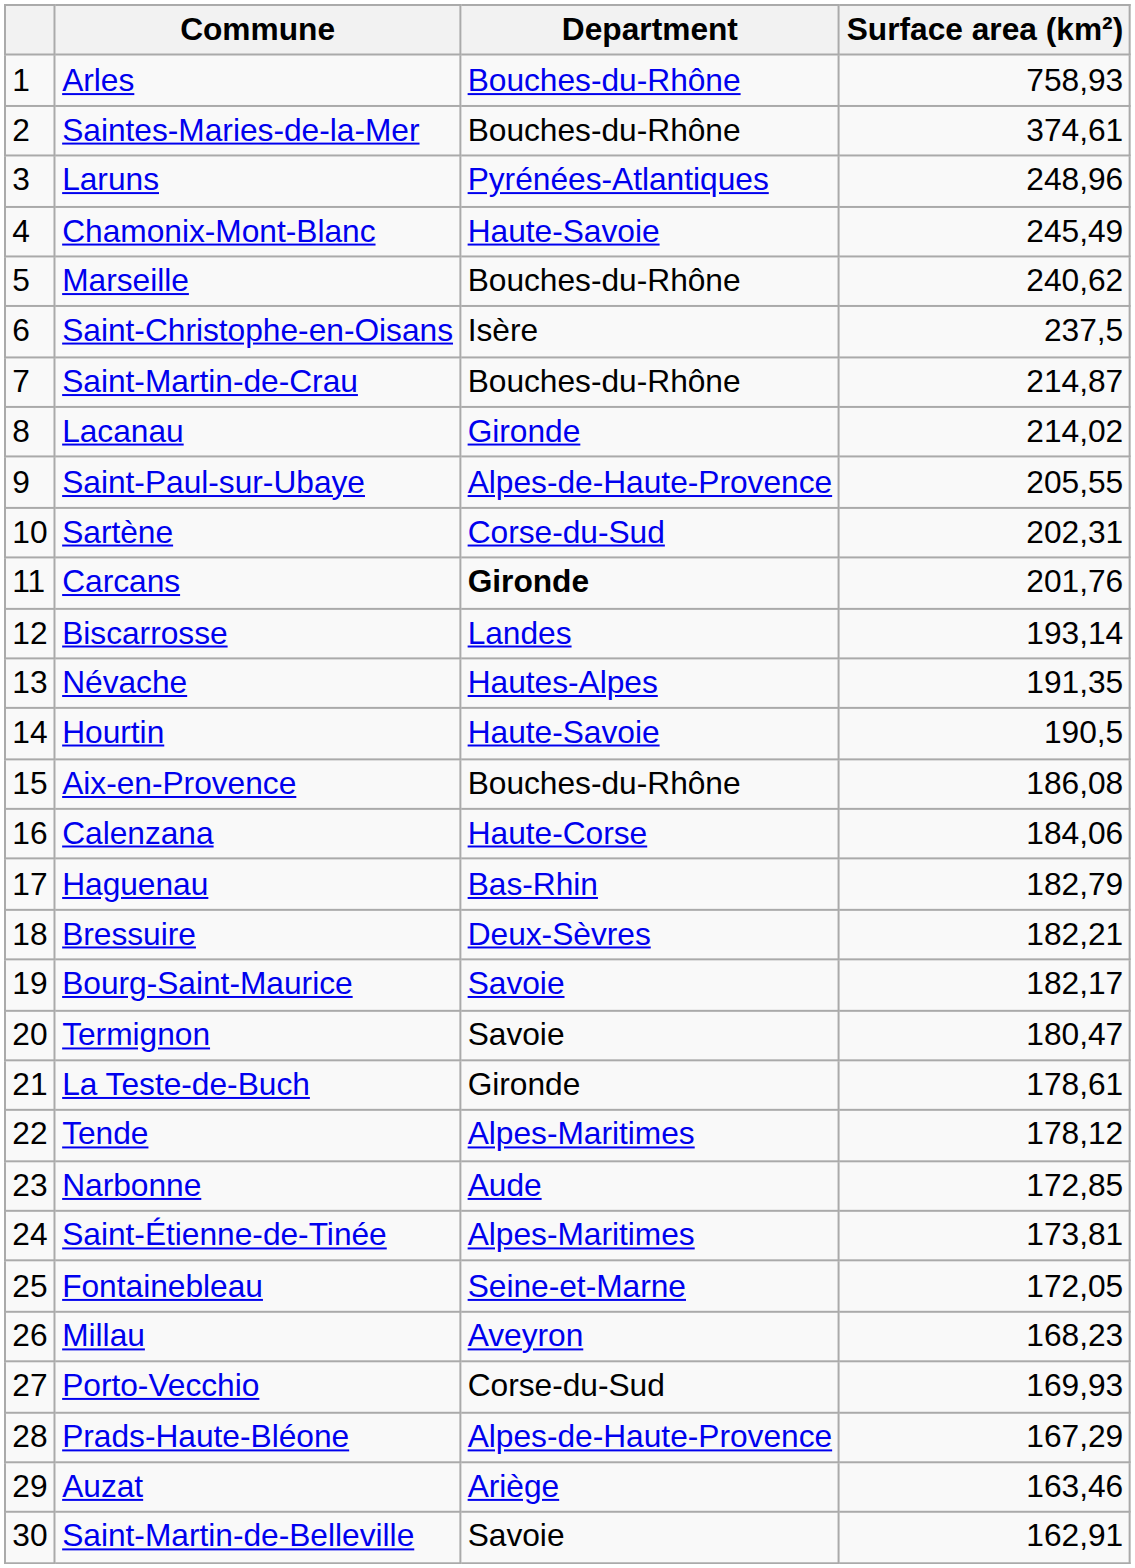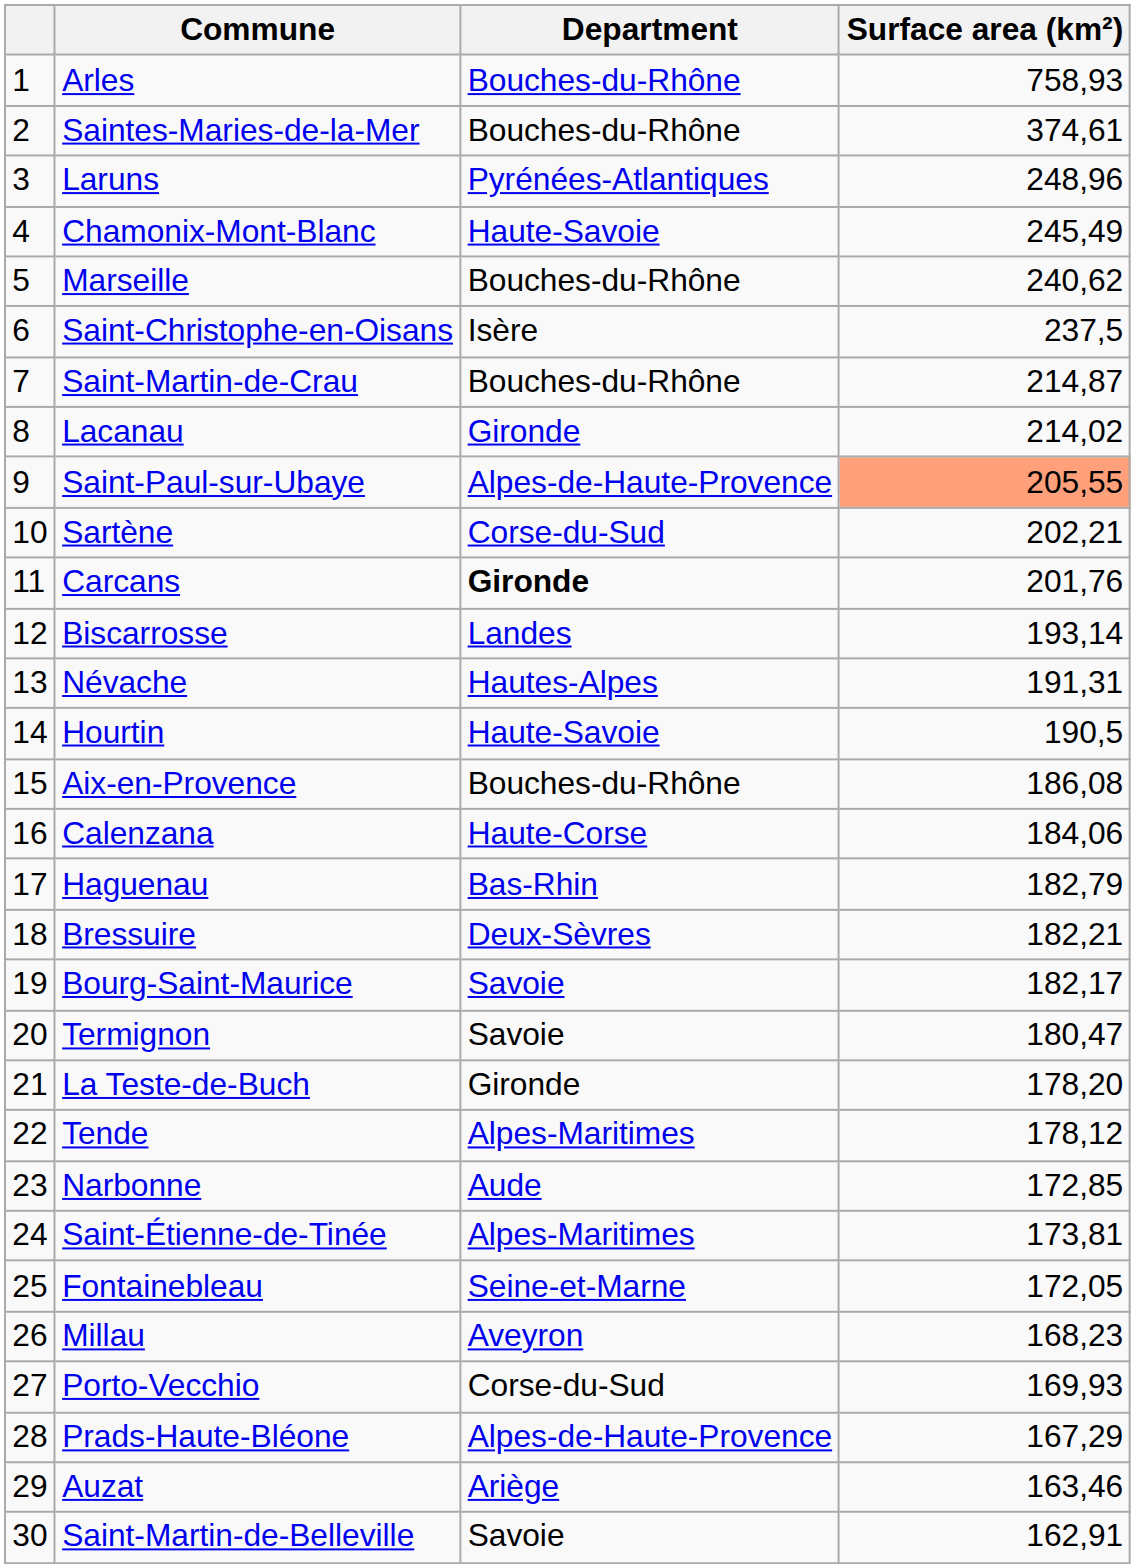(1075, 481) no background -> (1075, 481) lightsalmon background
(1075, 532) 202,31 -> (1075, 532) 202,21
(1075, 682) 191,35 -> (1075, 682) 191,31
(1075, 1084) 178,61 -> (1075, 1084) 178,20
